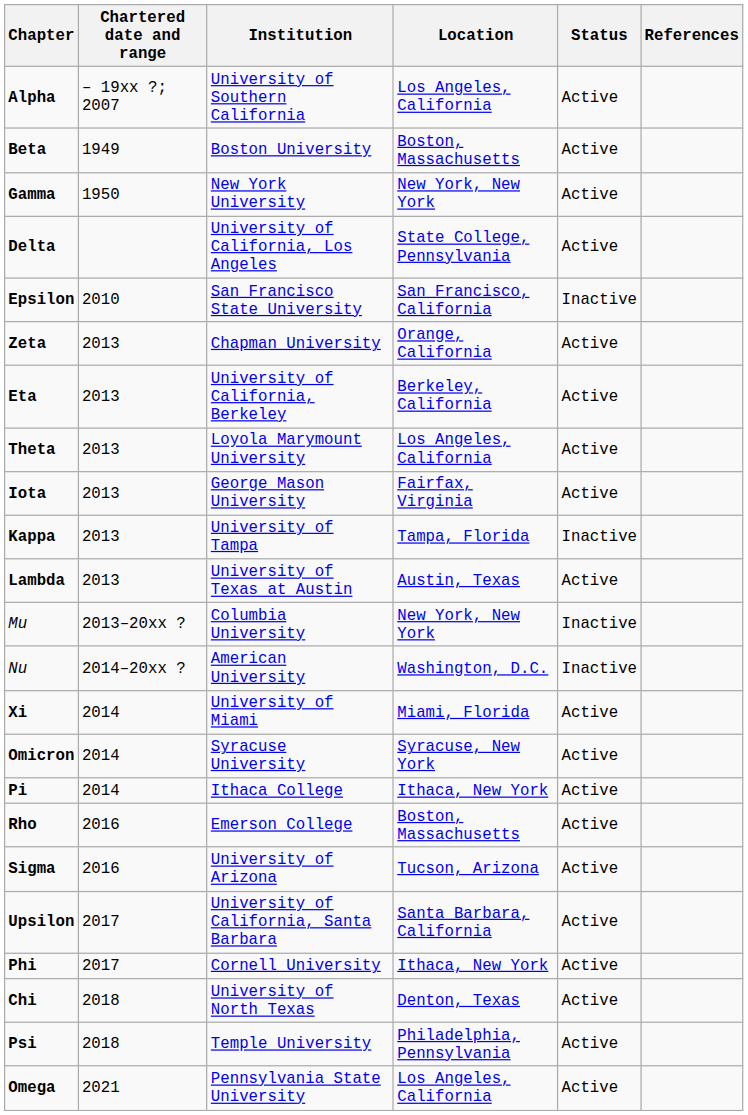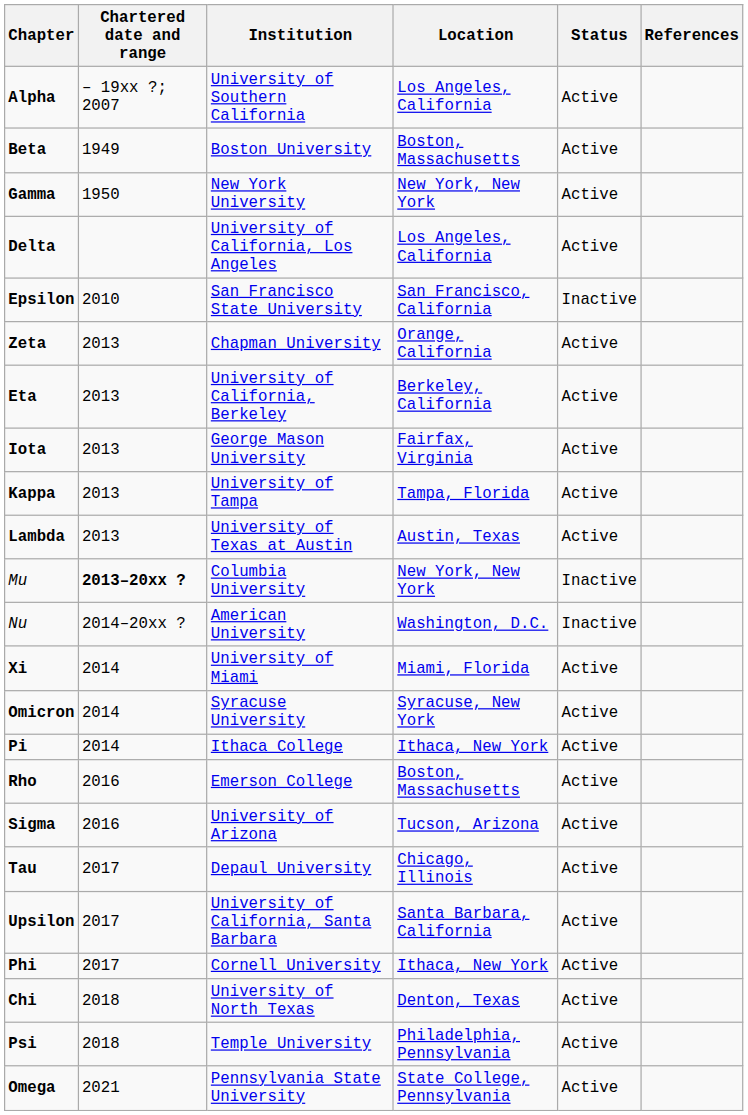(463, 247) State College, Pennsylvania -> (454, 247) Los Angeles, California
- row: (32, 449)
(599, 537) Inactive -> (590, 493) Active
(134, 625) normal -> (134, 581) bold
+ row: (23, 869)
(454, 1088) Los Angeles, California -> (463, 1088) State College, Pennsylvania
